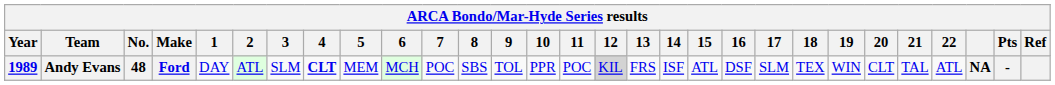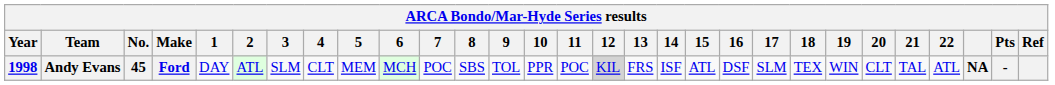(23, 67) 1989 -> (23, 67) 1998
(138, 67) 48 -> (138, 67) 45
(322, 67) bold -> (321, 67) normal
